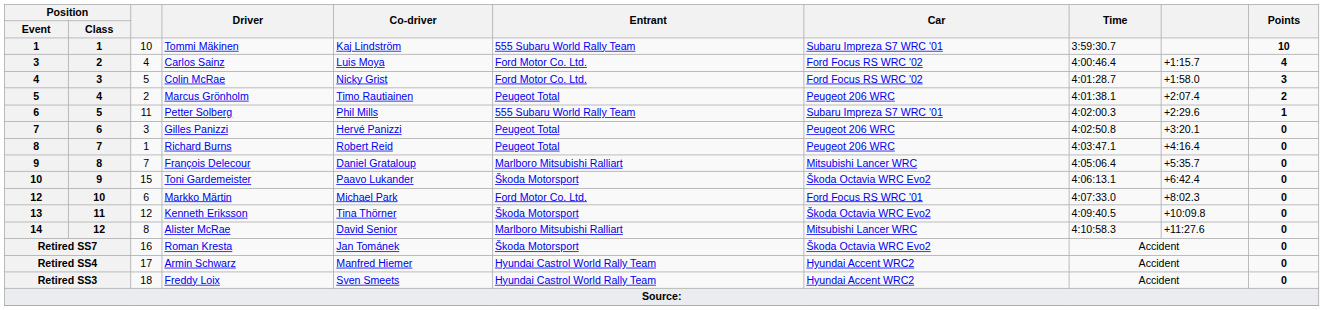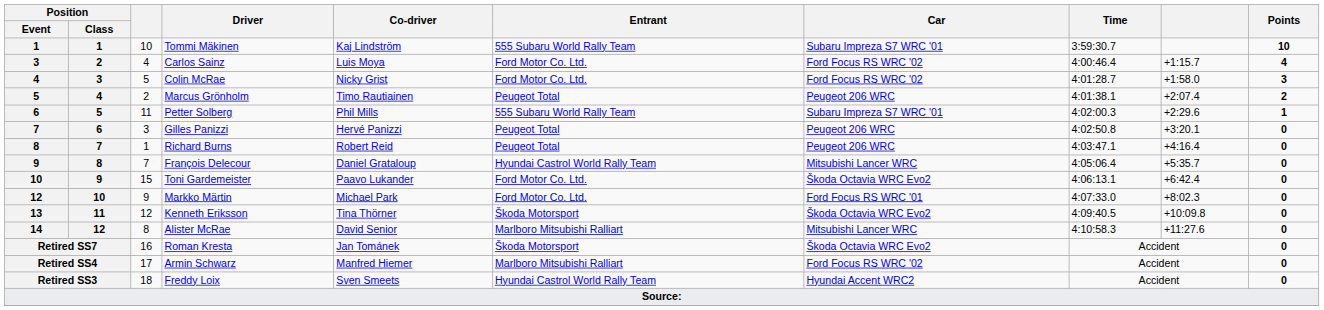(559, 163) Marlboro Mitsubishi Ralliart -> (575, 163) Hyundai Castrol World Rally Team
(537, 180) Škoda Motorsport -> (541, 180) Ford Motor Co. Ltd.
(146, 196) 6 -> (146, 196) 9
(575, 263) Hyundai Castrol World Rally Team -> (559, 263) Marlboro Mitsubishi Ralliart
(860, 263) Hyundai Accent WRC2 -> (865, 263) Ford Focus RS WRC '02
